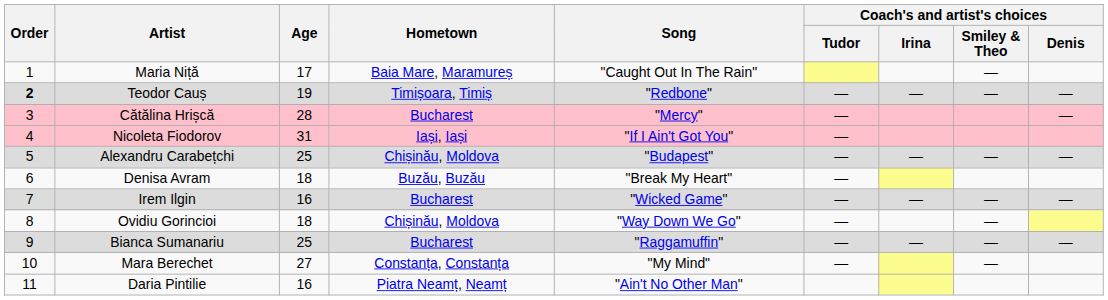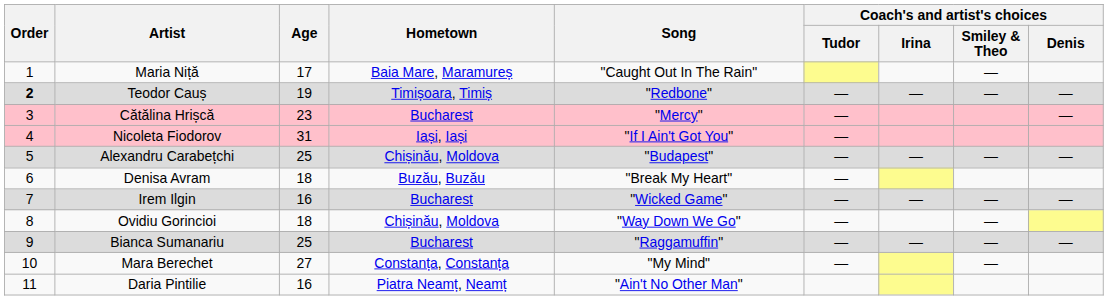(304, 115) 28 -> (304, 115) 23
